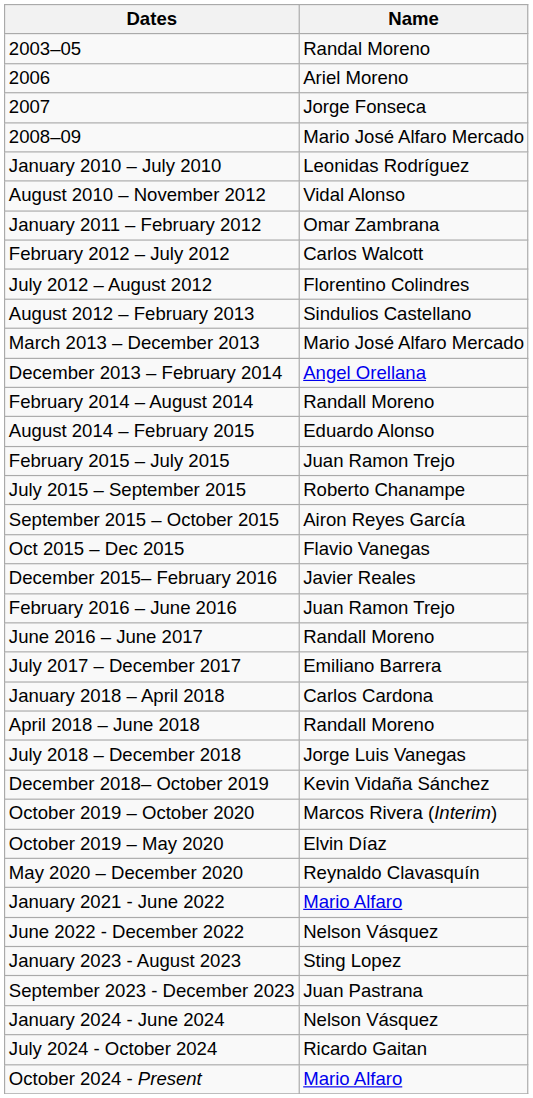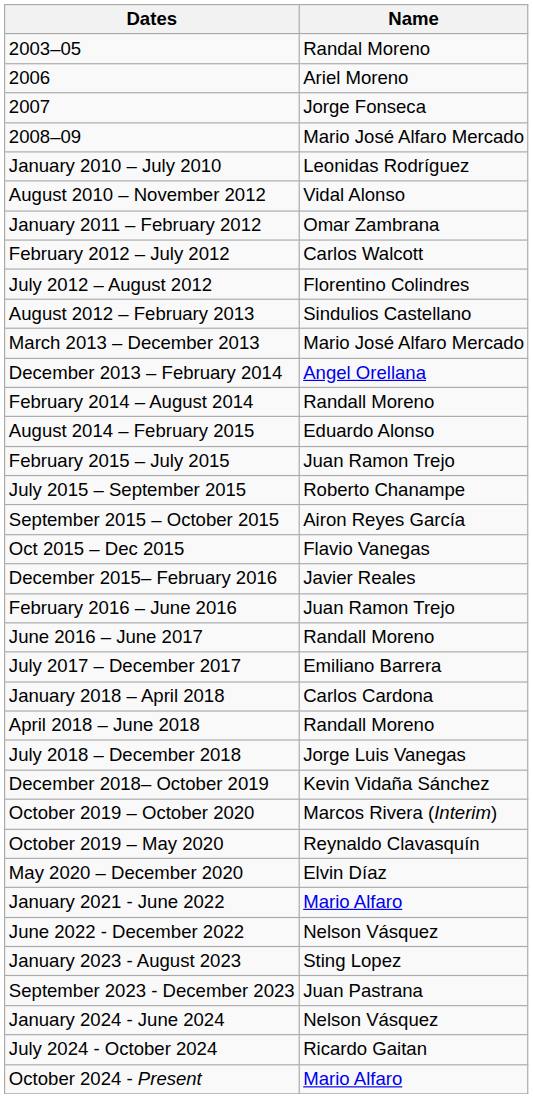(345, 843) Elvin Díaz -> (391, 843) Reynaldo Clavasquín
(391, 872) Reynaldo Clavasquín -> (345, 872) Elvin Díaz
